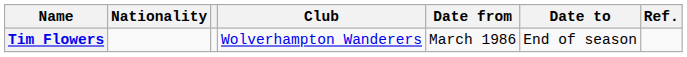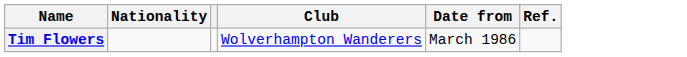- column: (580, 16)
